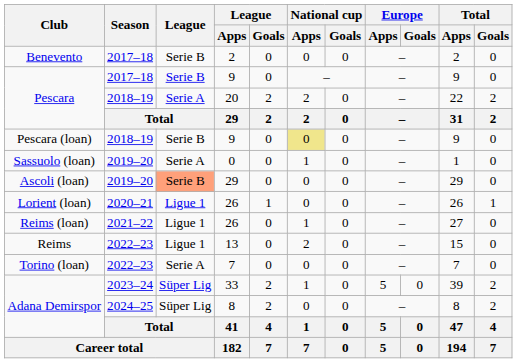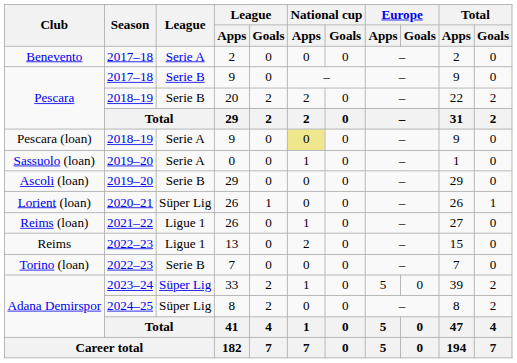(185, 56) Serie B -> (185, 56) Serie A
(185, 98) Serie A -> (185, 98) Serie B
(185, 139) Serie B -> (185, 139) Serie A
(185, 181) lightsalmon background -> (185, 181) no background
(185, 202) Ligue 1 -> (185, 202) Süper Lig
(185, 264) Serie A -> (185, 264) Serie B
